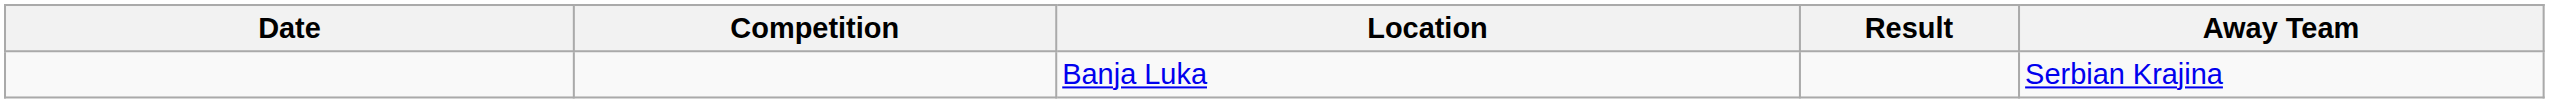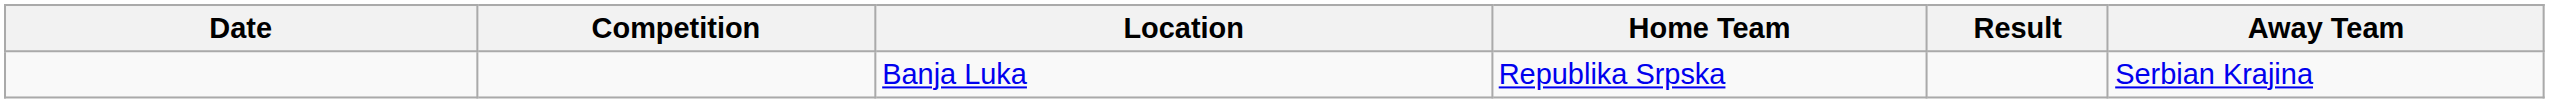+ column: (1710, 28)
